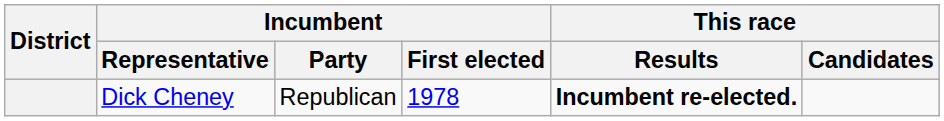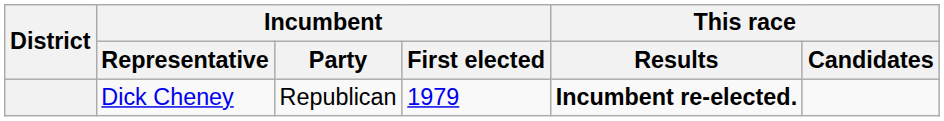(433, 97) 1978 -> (433, 97) 1979
